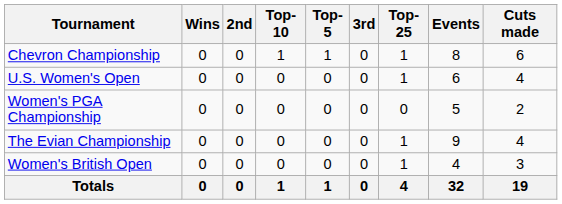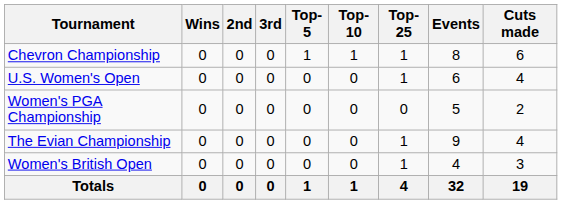columns swapped: (364, 24) <-> (281, 24)
